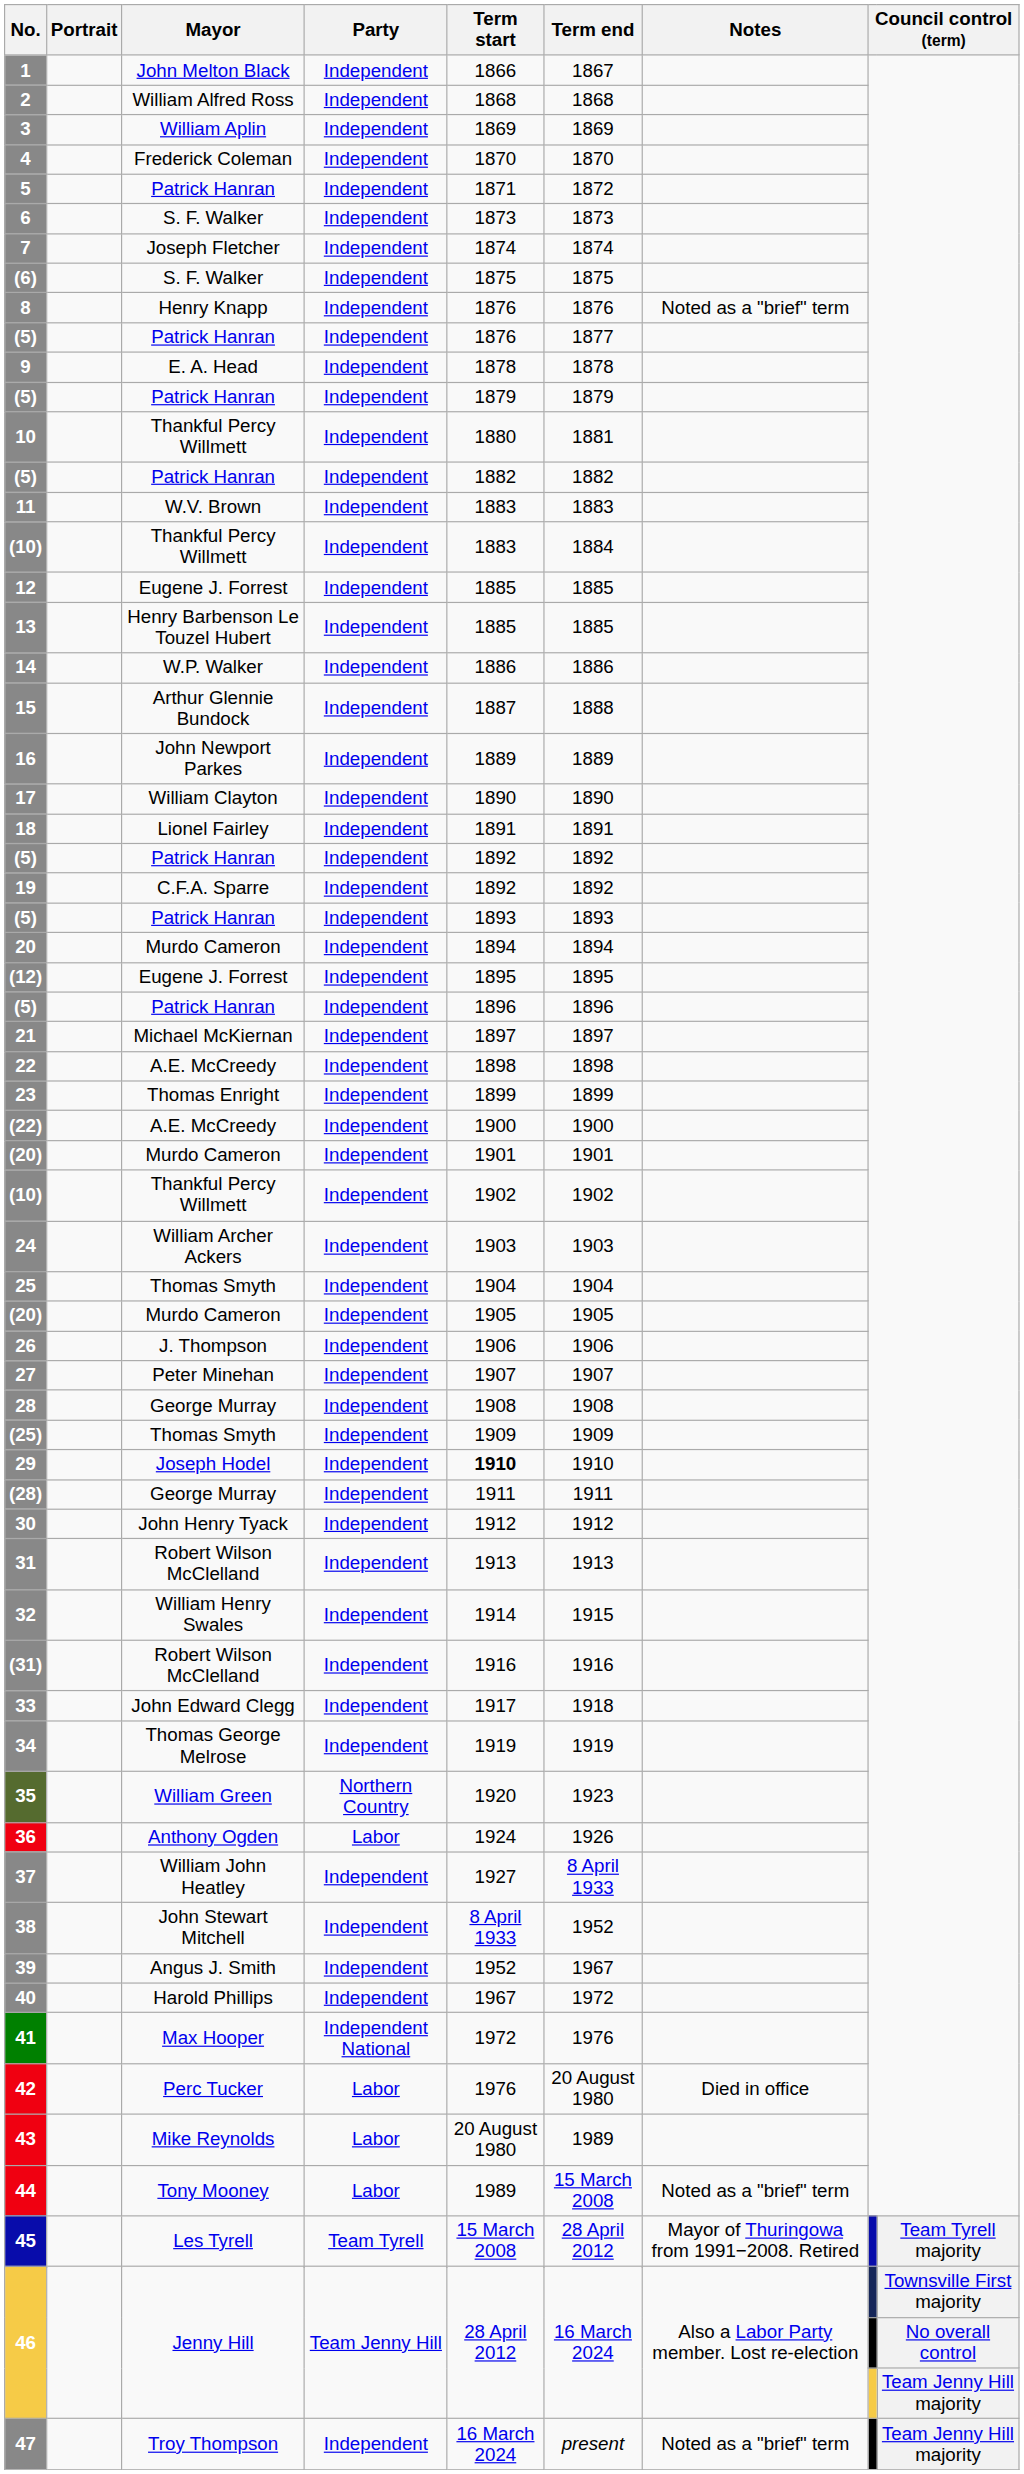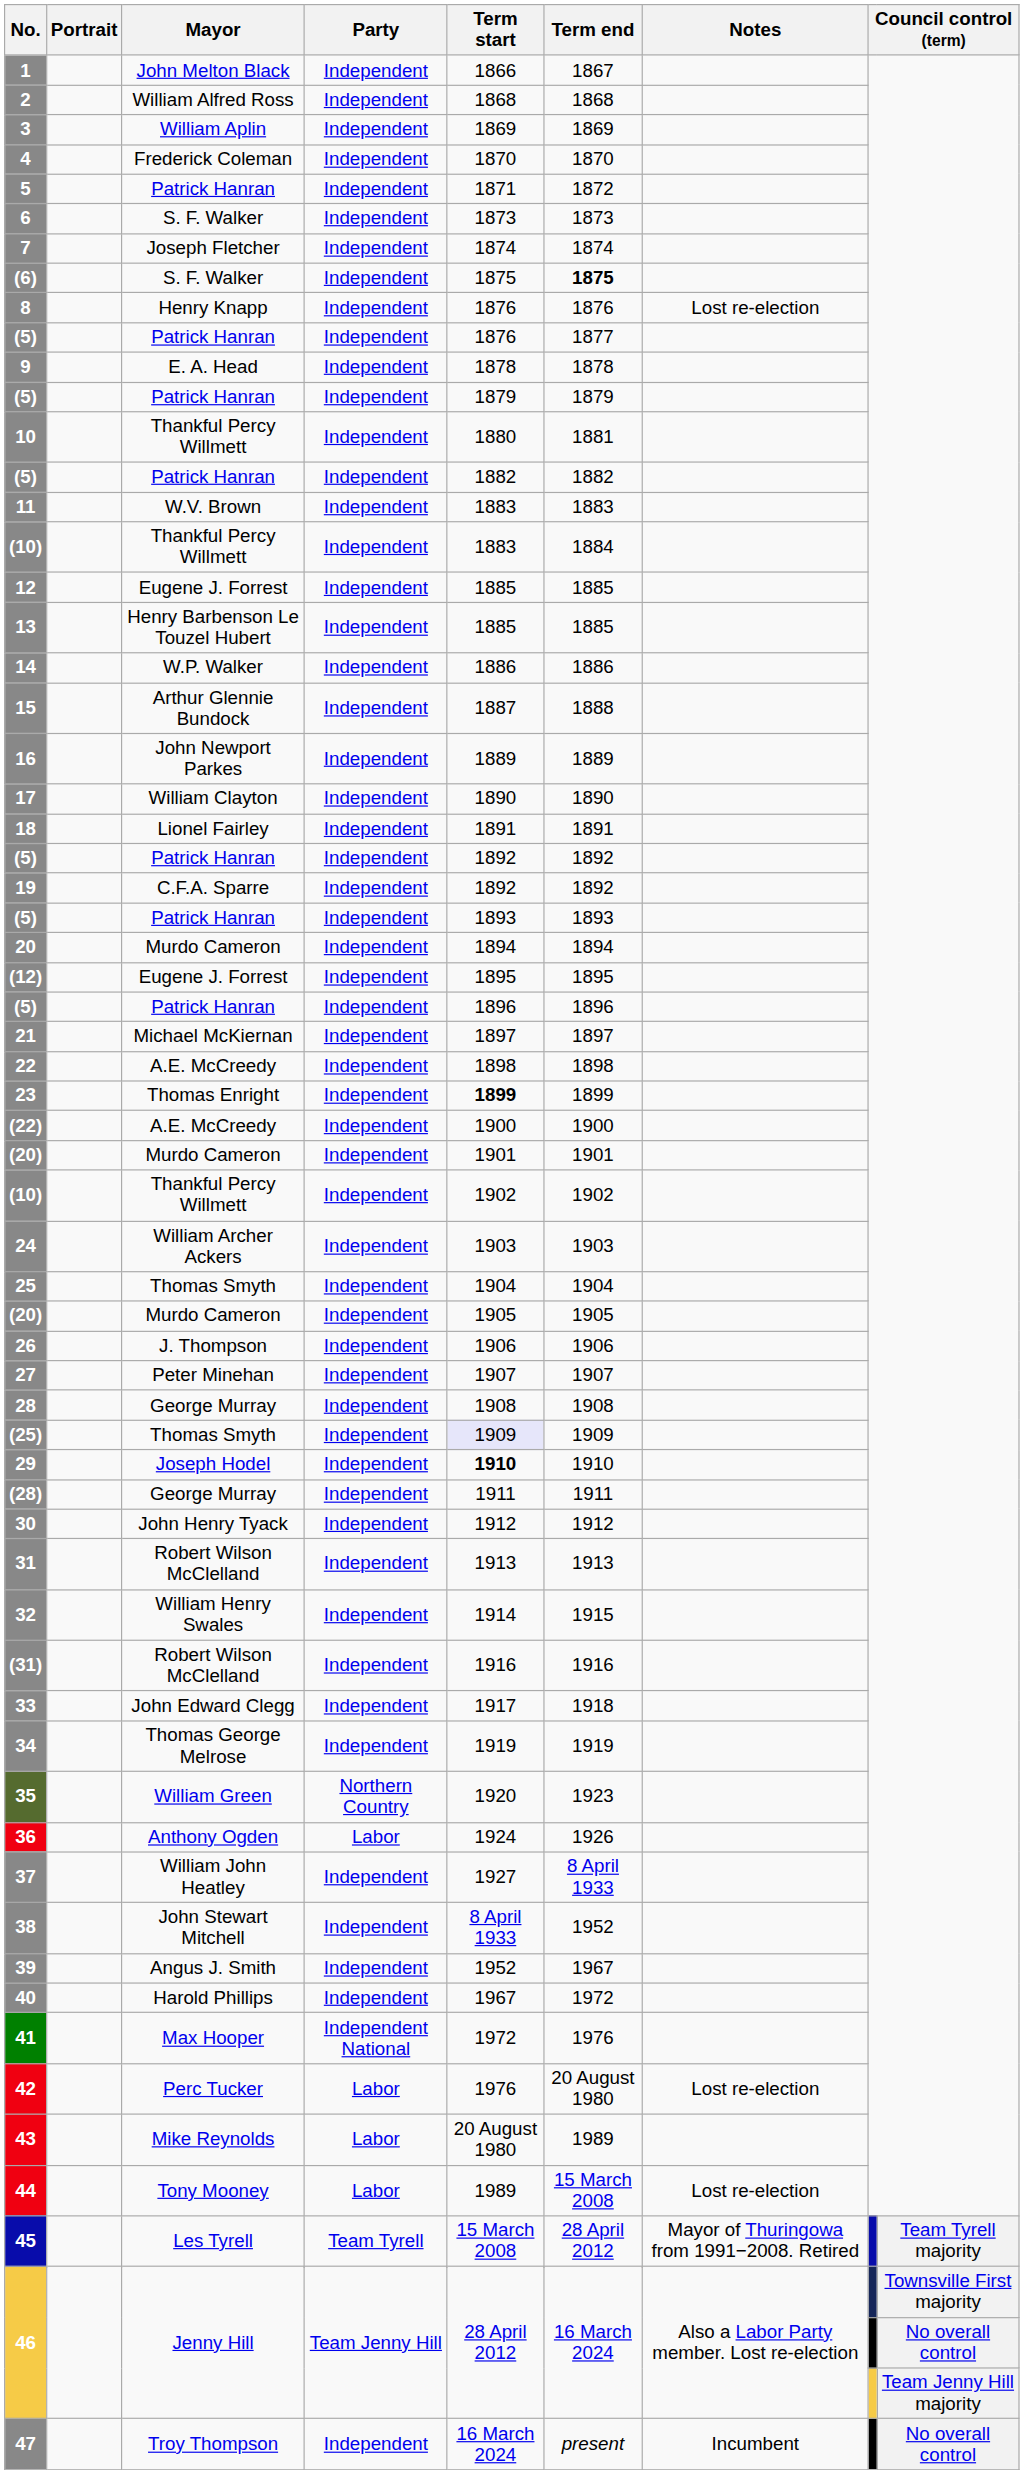(593, 277) normal -> (593, 277) bold
(755, 307) Noted as a "brief" term -> (755, 307) Lost re-election
(495, 1095) normal -> (495, 1095) bold
(495, 1434) no background -> (495, 1434) lavender background
(755, 2088) Died in office -> (755, 2088) Lost re-election
(755, 2190) Noted as a "brief" term -> (755, 2190) Lost re-election
(755, 2444) Noted as a "brief" term -> (755, 2444) Incumbent
(948, 2444) Team Jenny Hill majority -> (948, 2444) No overall control
